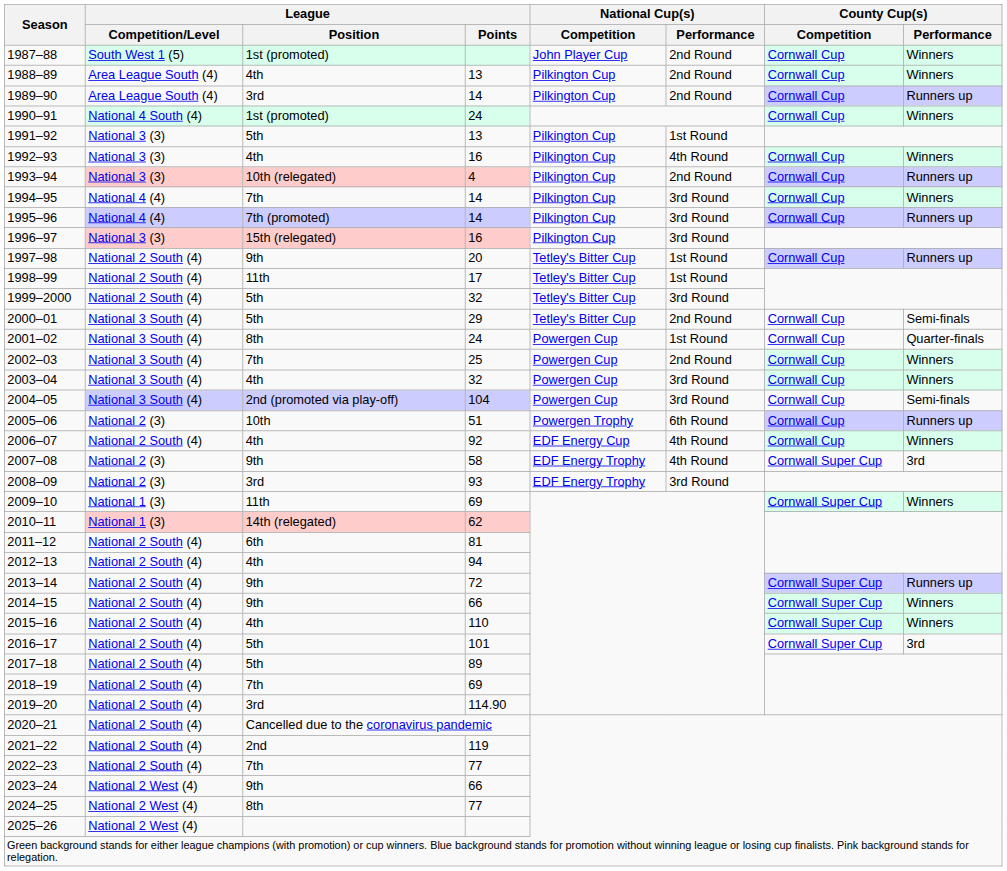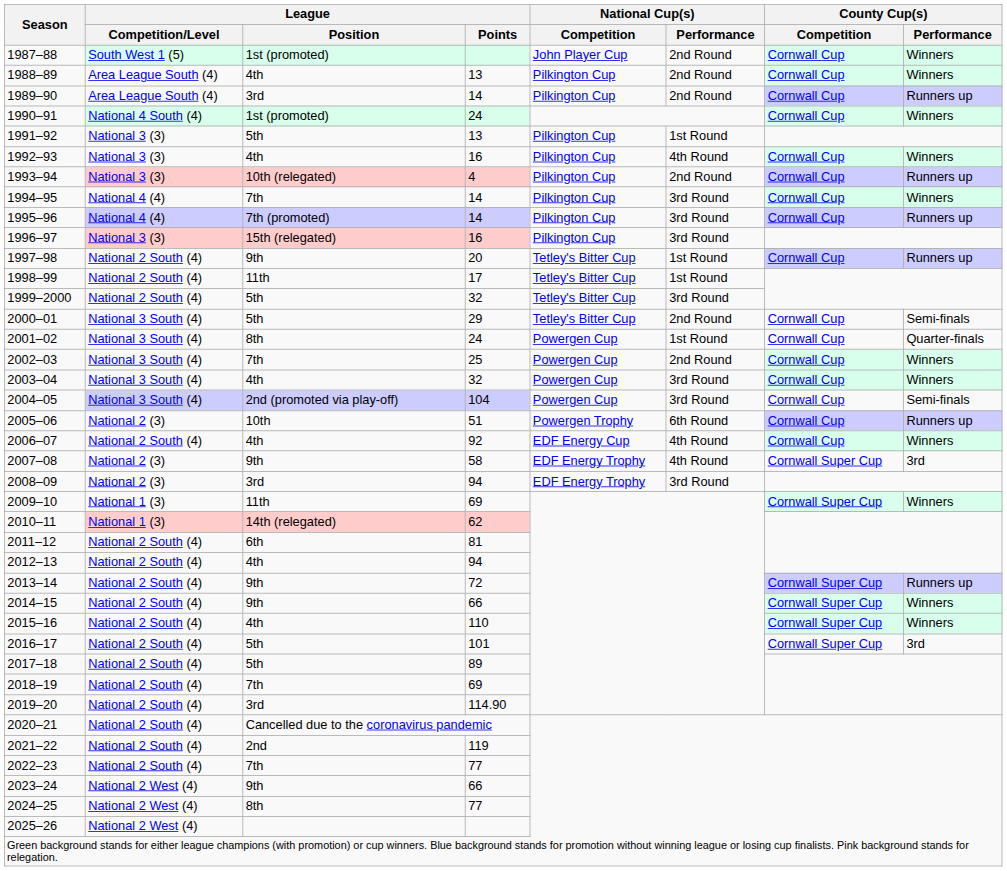(475, 481) 93 -> (475, 481) 94
